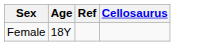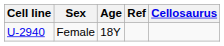+ column: (29, 13)
